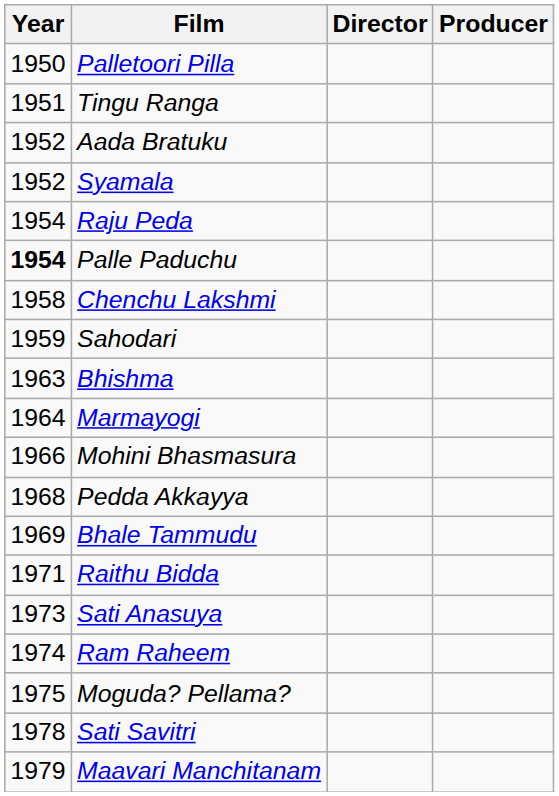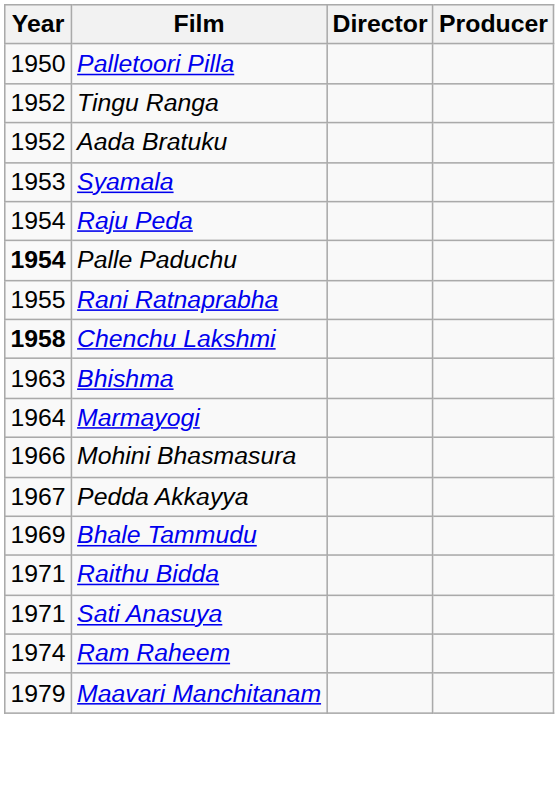(38, 102) 1951 -> (38, 102) 1952
(38, 181) 1952 -> (38, 181) 1953
+ row: (178, 299)
(38, 299) normal -> (38, 338) bold
- row: (127, 338)
(38, 496) 1968 -> (38, 496) 1967
(38, 614) 1973 -> (38, 614) 1971
- row: (184, 692)
- row: (136, 732)
